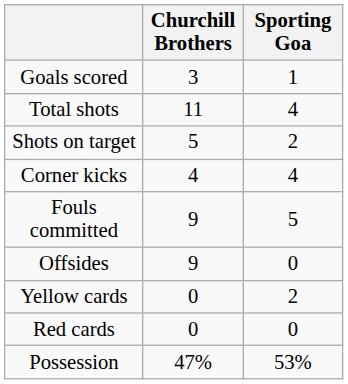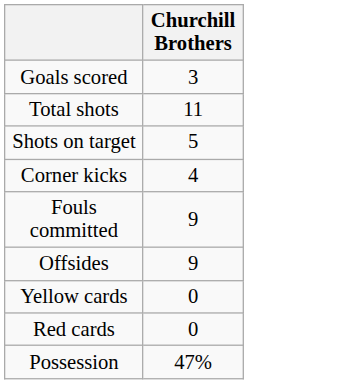- column: (293, 32)
